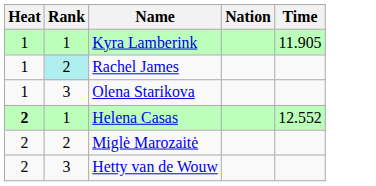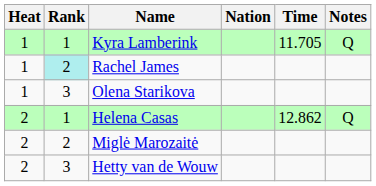+ column: (348, 17)
(300, 42) 11.905 -> (300, 42) 11.705
(24, 117) bold -> (24, 117) normal
(300, 117) 12.552 -> (300, 117) 12.862
